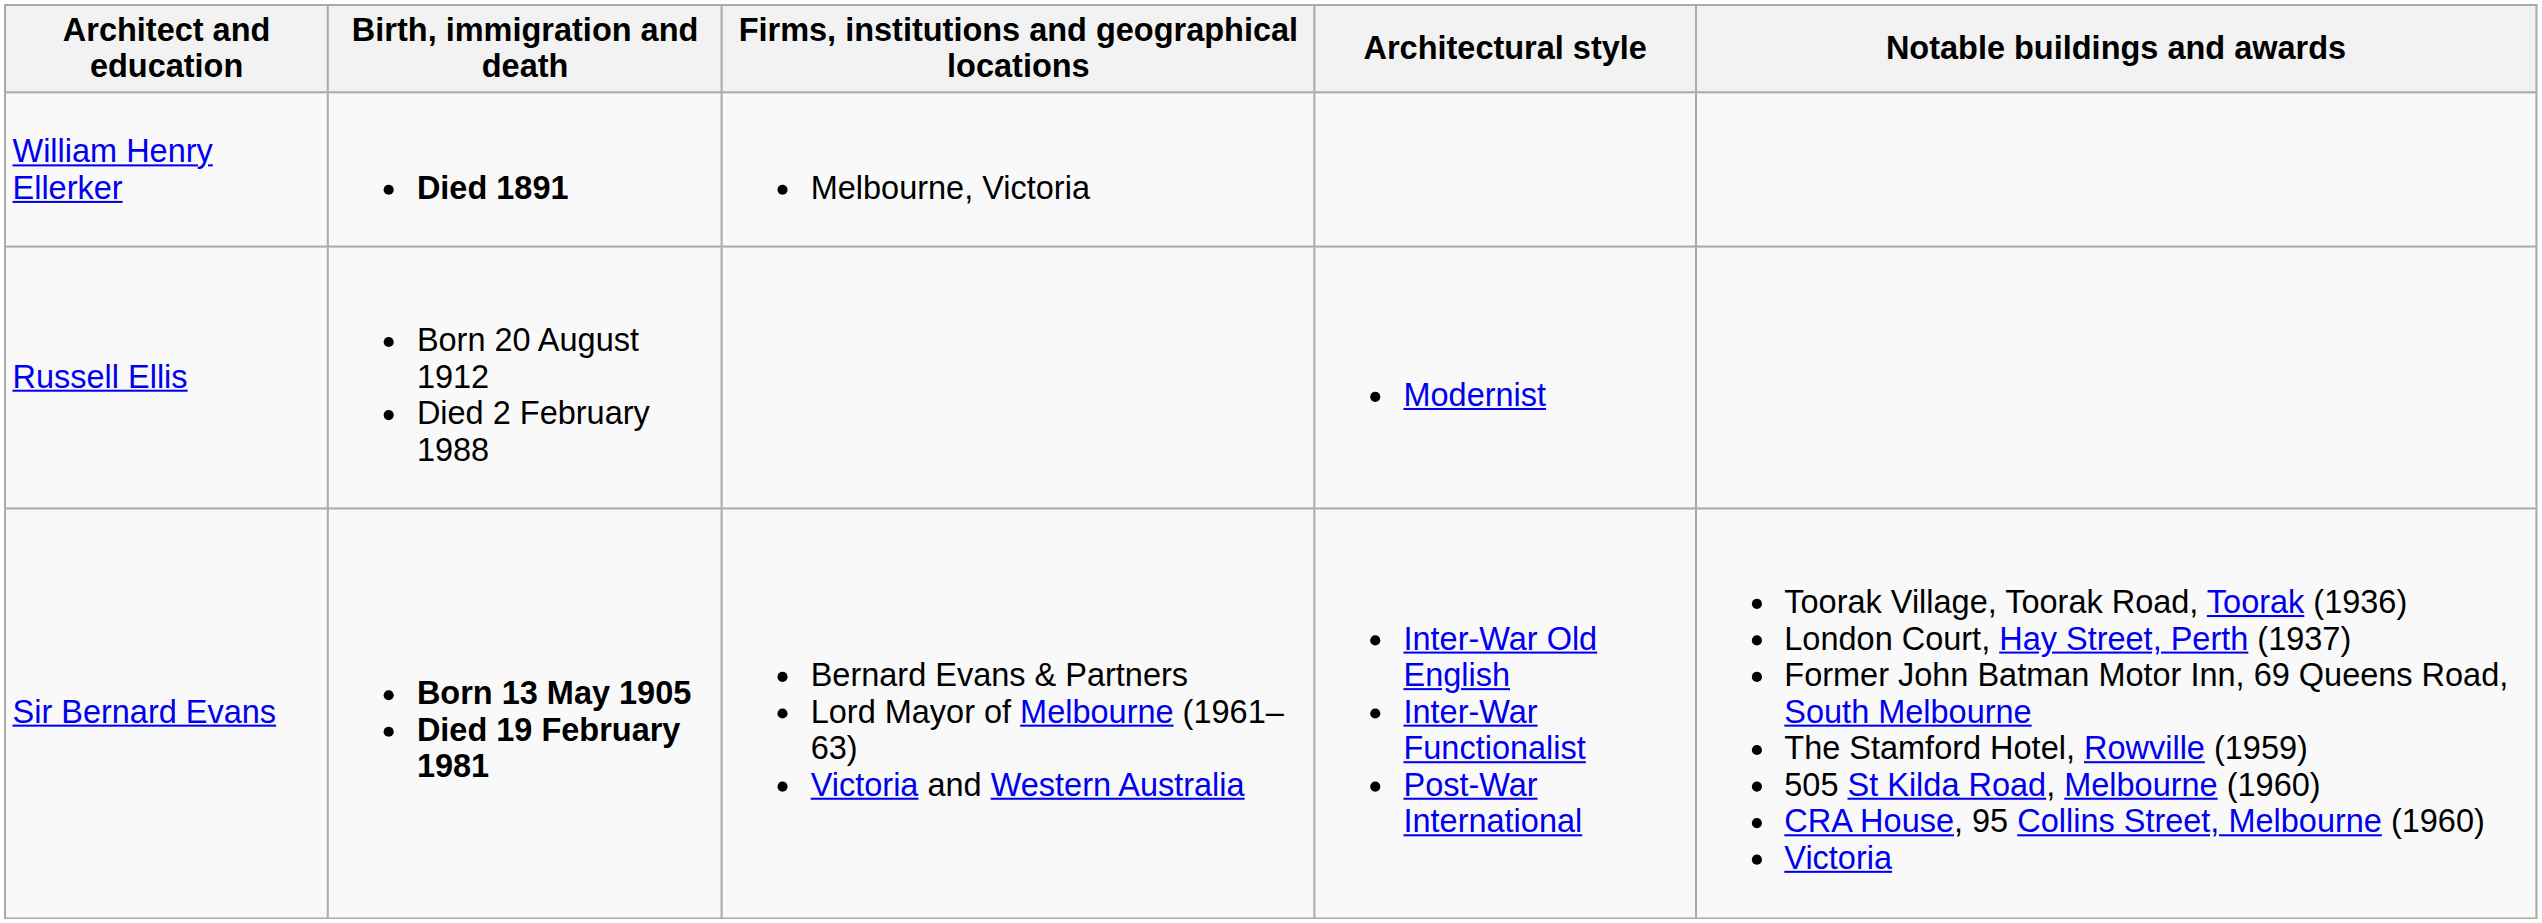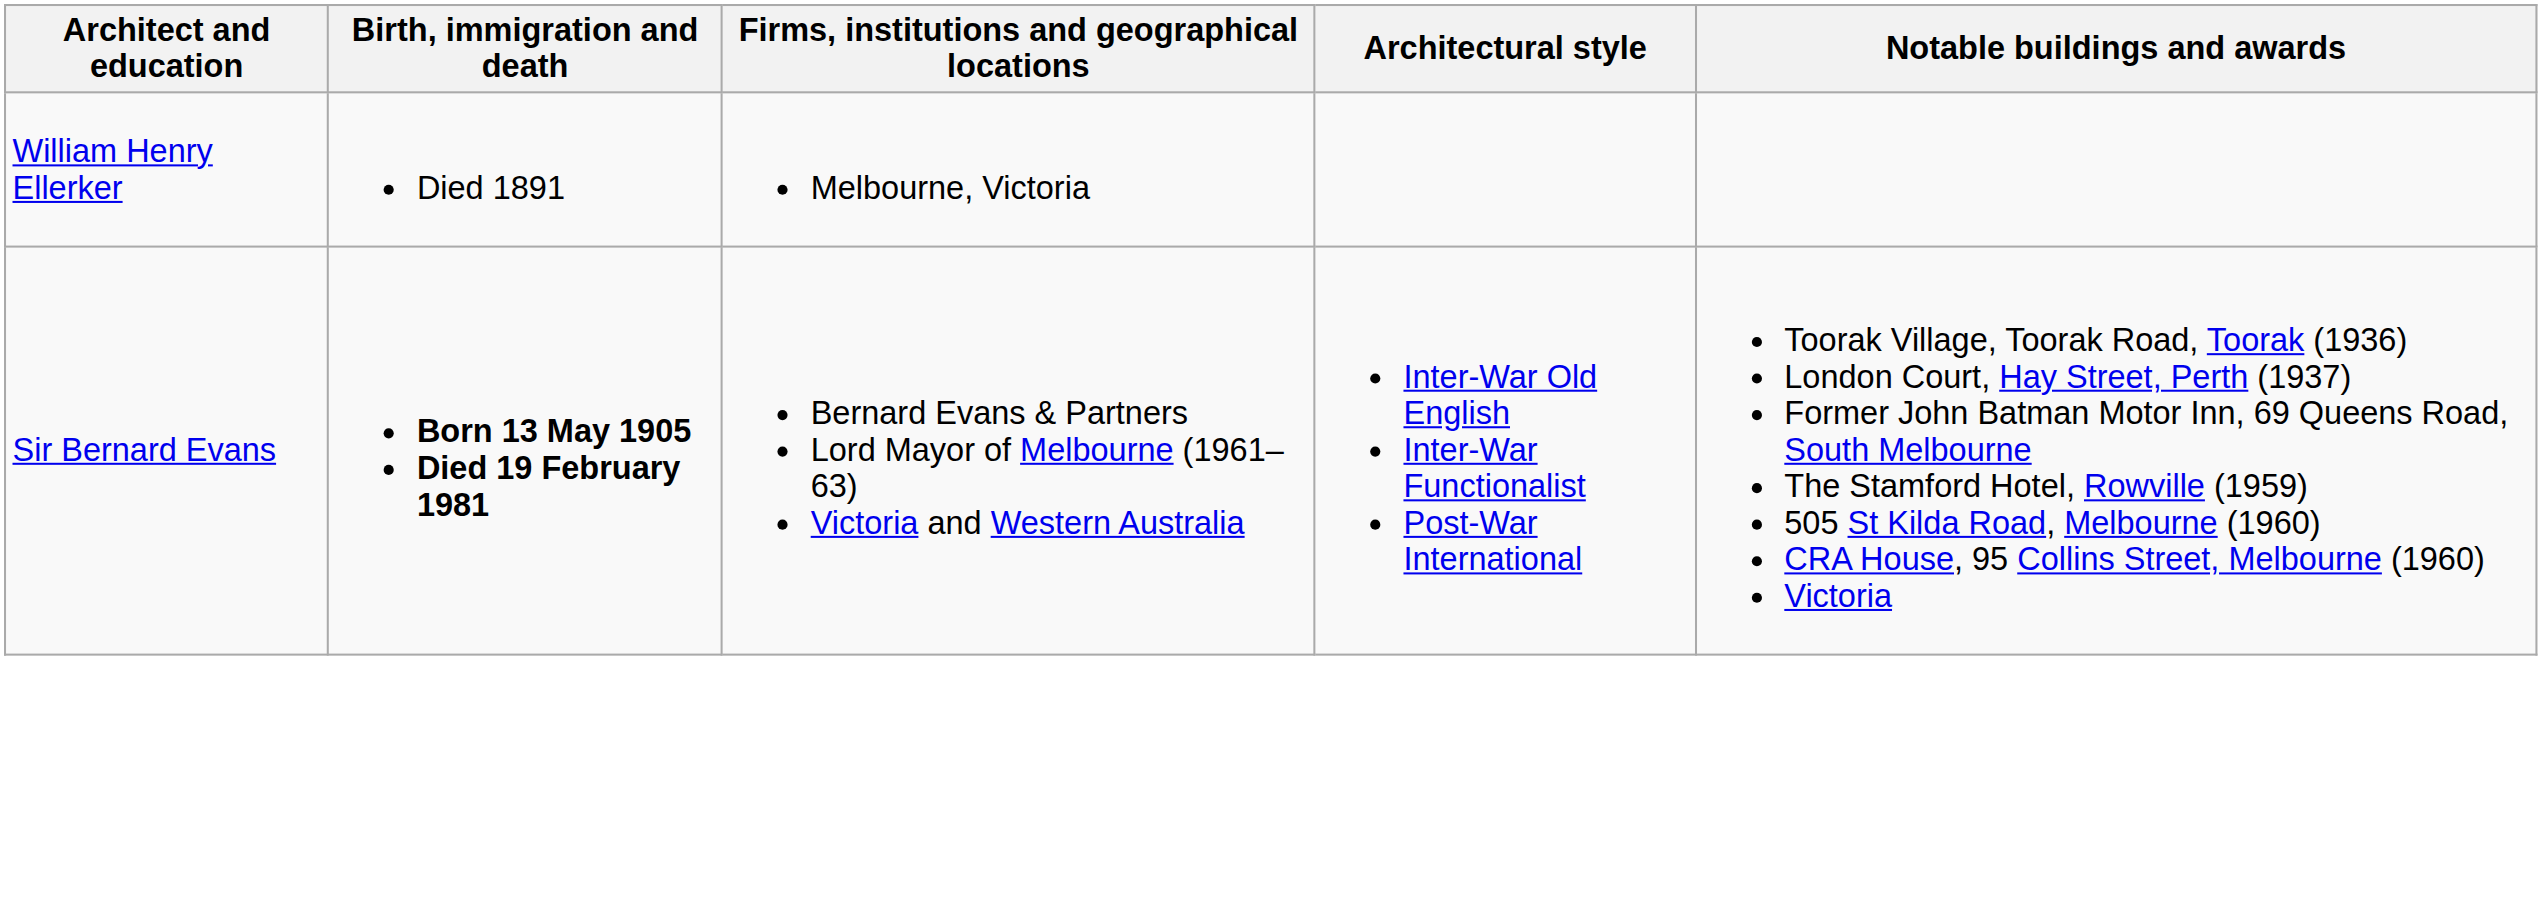(525, 188) bold -> (525, 188) normal
- row: (100, 376)
